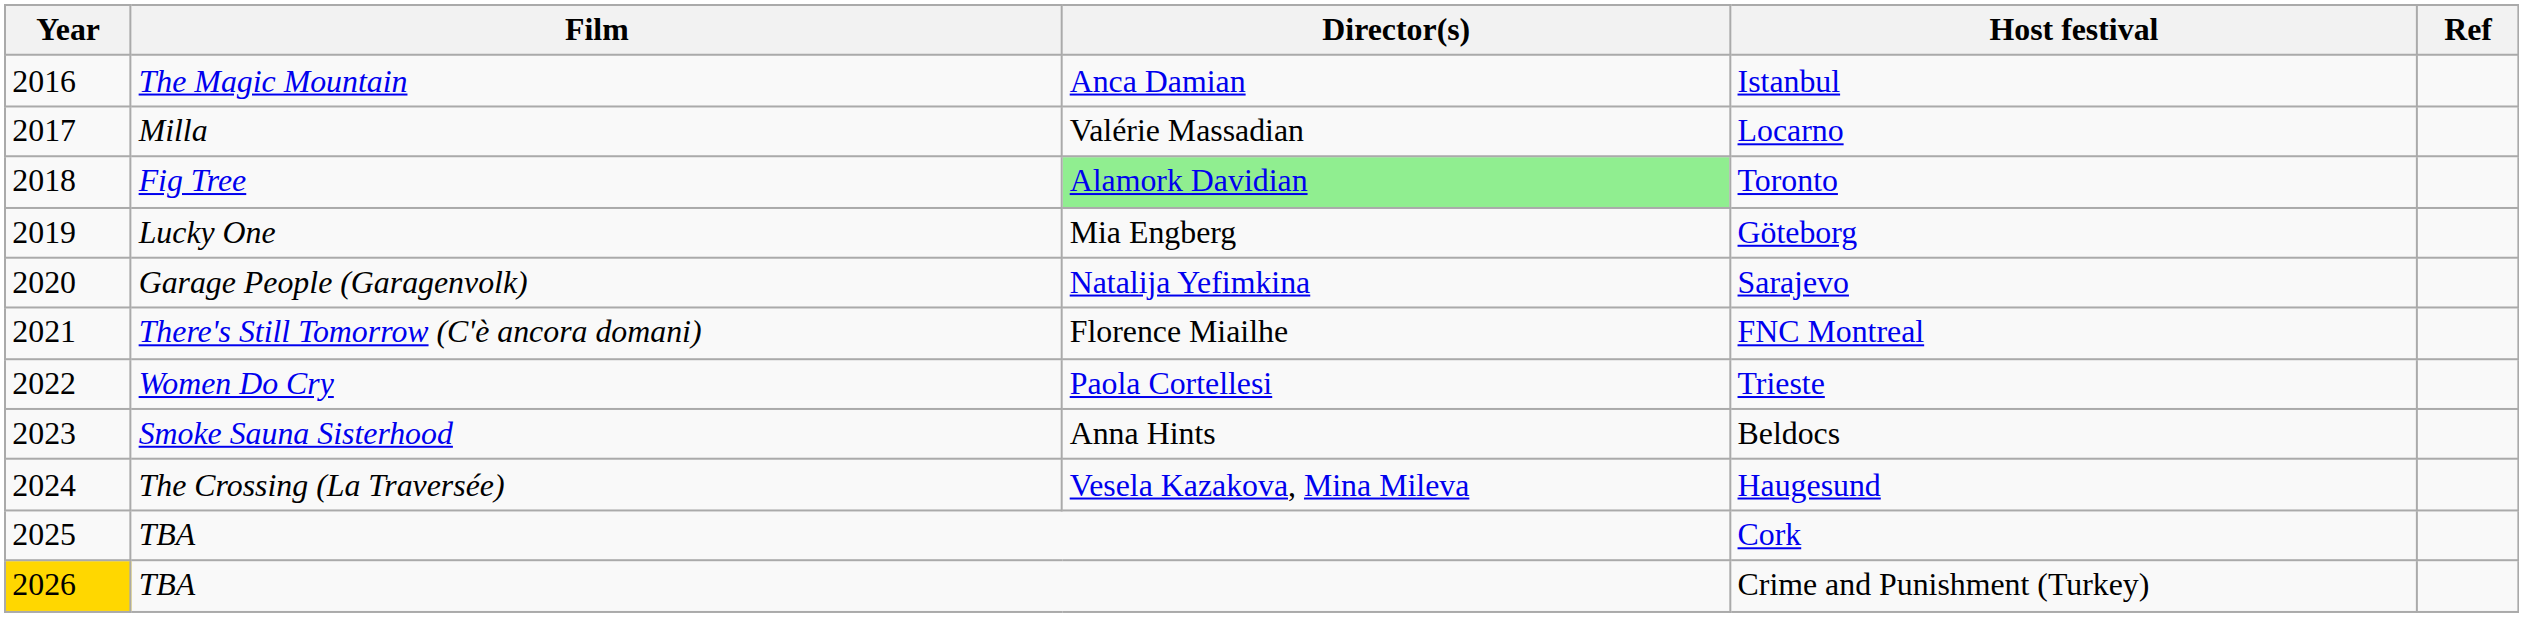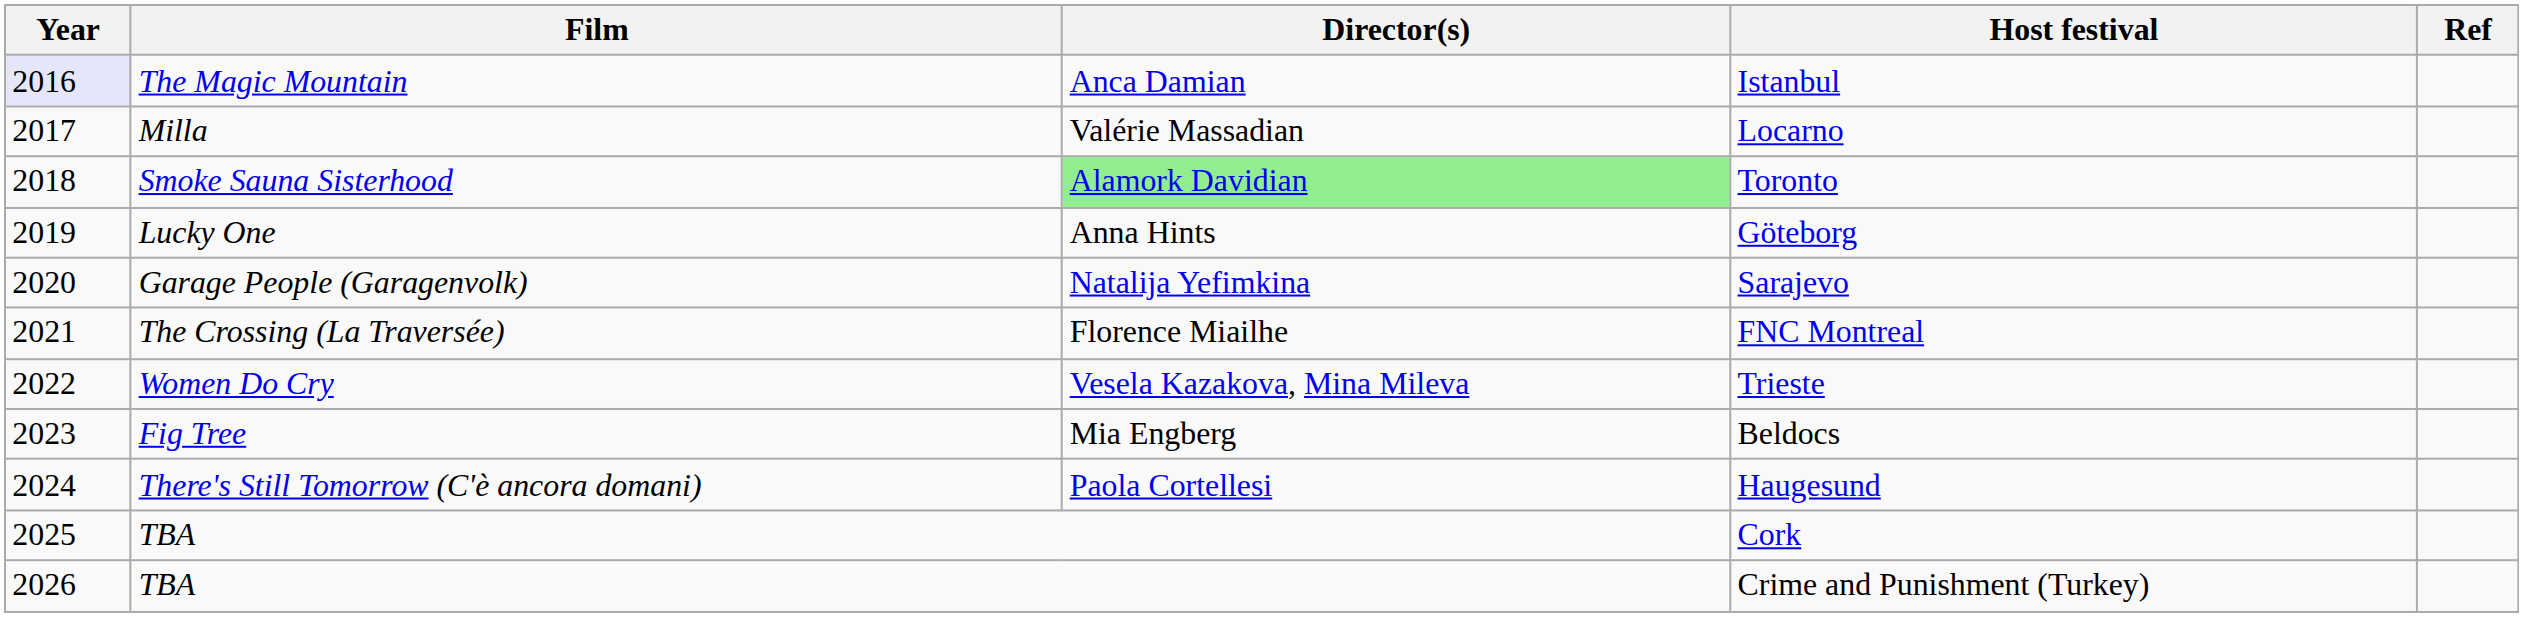(44, 80) no background -> (44, 80) lavender background
(192, 181) Fig Tree -> (296, 181) Smoke Sauna Sisterhood
(1153, 231) Mia Engberg -> (1143, 231) Anna Hints
(420, 332) There's Still Tomorrow (C'è ancora domani) -> (322, 332) The Crossing (La Traversée)
(1171, 383) Paola Cortellesi -> (1270, 383) Vesela Kazakova, Mina Mileva
(296, 433) Smoke Sauna Sisterhood -> (192, 433) Fig Tree
(1143, 433) Anna Hints -> (1153, 433) Mia Engberg
(322, 484) The Crossing (La Traversée) -> (420, 484) There's Still Tomorrow (C'è ancora domani)
(1270, 484) Vesela Kazakova, Mina Mileva -> (1171, 484) Paola Cortellesi
(44, 585) gold background -> (44, 585) no background
